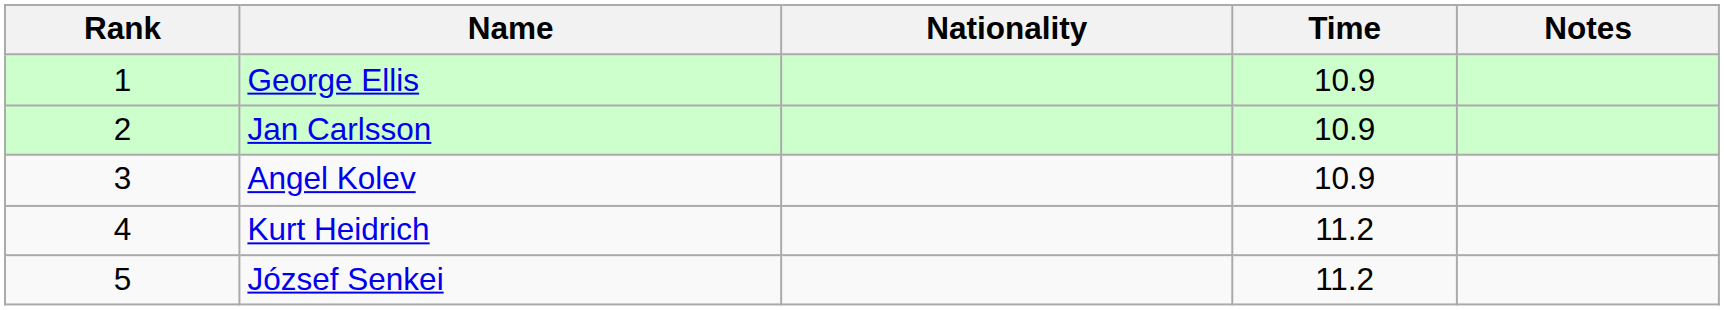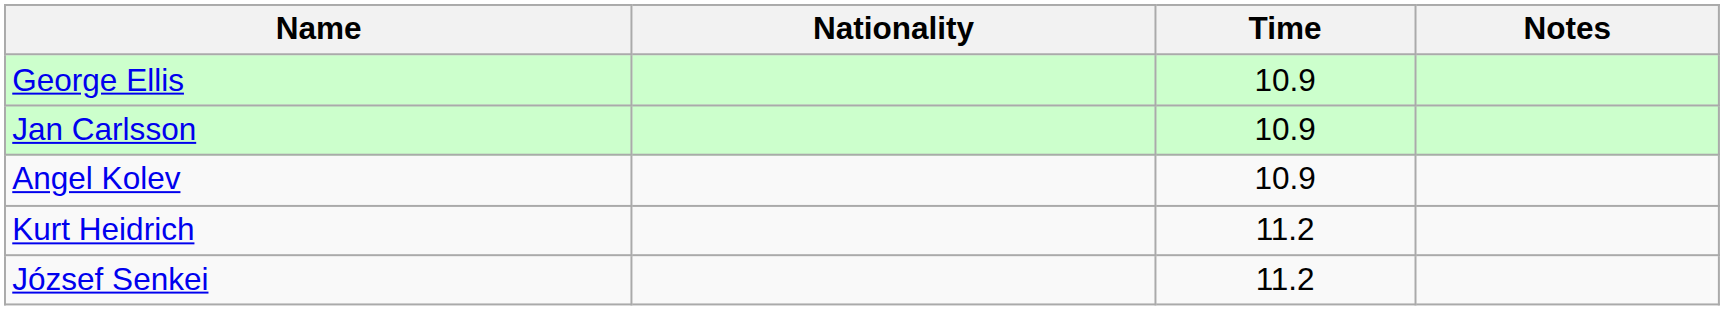- column: (123, 29)
